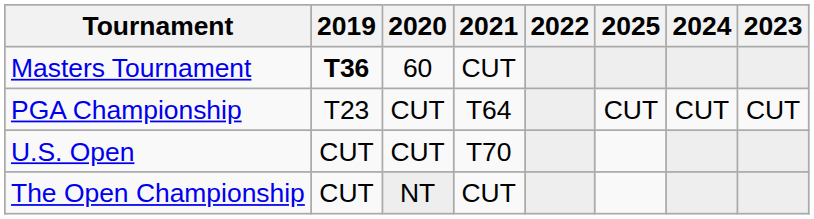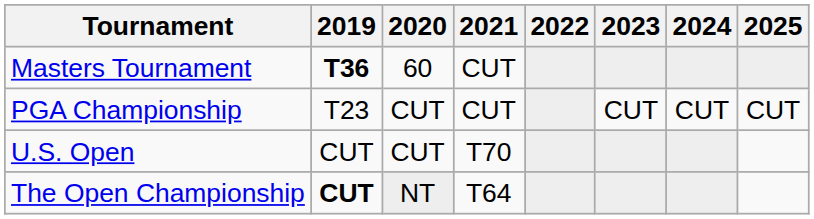columns swapped: (773, 26) <-> (631, 26)
(489, 110) T64 -> (489, 110) CUT
(347, 193) normal -> (347, 193) bold
(489, 193) CUT -> (489, 193) T64
